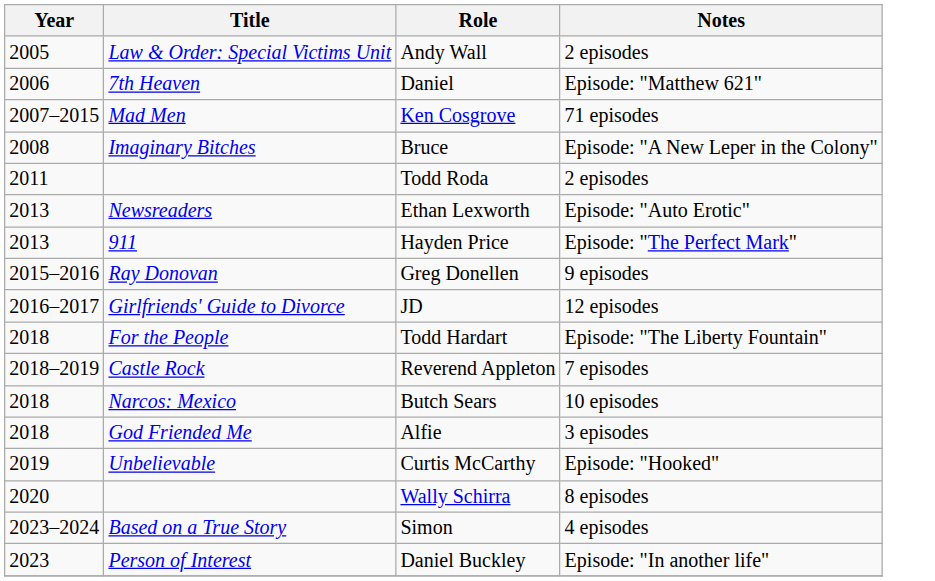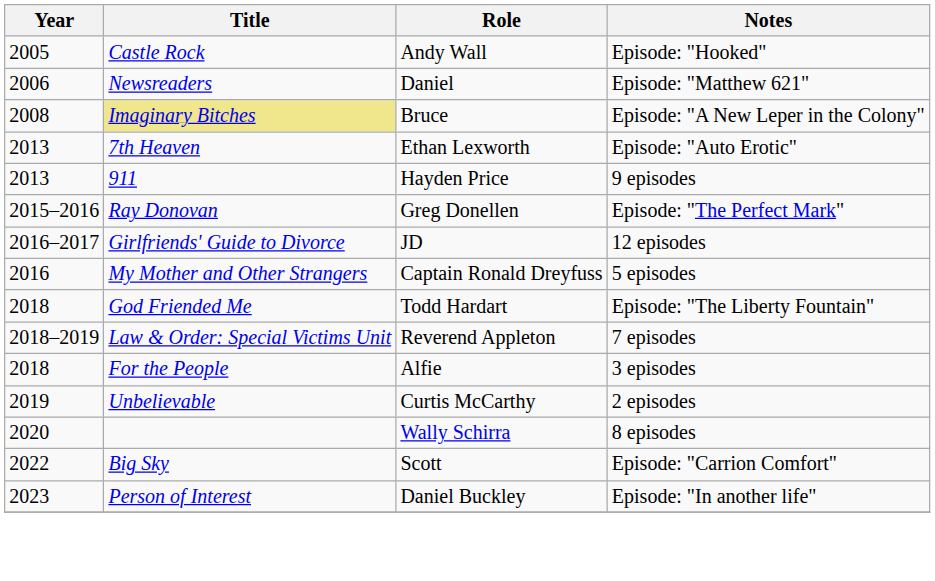(250, 52) Law & Order: Special Victims Unit -> (156, 52) Castle Rock
(607, 52) 2 episodes -> (689, 52) Episode: "Hooked"
(154, 83) 7th Heaven -> (160, 83) Newsreaders
- row: (458, 115)
(182, 147) no background -> (182, 115) khaki background
- row: (444, 178)
(160, 210) Newsreaders -> (154, 147) 7th Heaven
(681, 242) Episode: "The Perfect Mark" -> (654, 178) 9 episodes
(607, 274) 9 episodes -> (728, 210) Episode: "The Perfect Mark"
+ row: (502, 274)
(168, 337) For the People -> (180, 305) God Friended Me
(156, 369) Castle Rock -> (250, 337) Law & Order: Special Victims Unit
- row: (448, 400)
(180, 432) God Friended Me -> (168, 369) For the People
(642, 464) Episode: "Hooked" -> (654, 400) 2 episodes
+ row: (421, 464)
- row: (427, 527)
